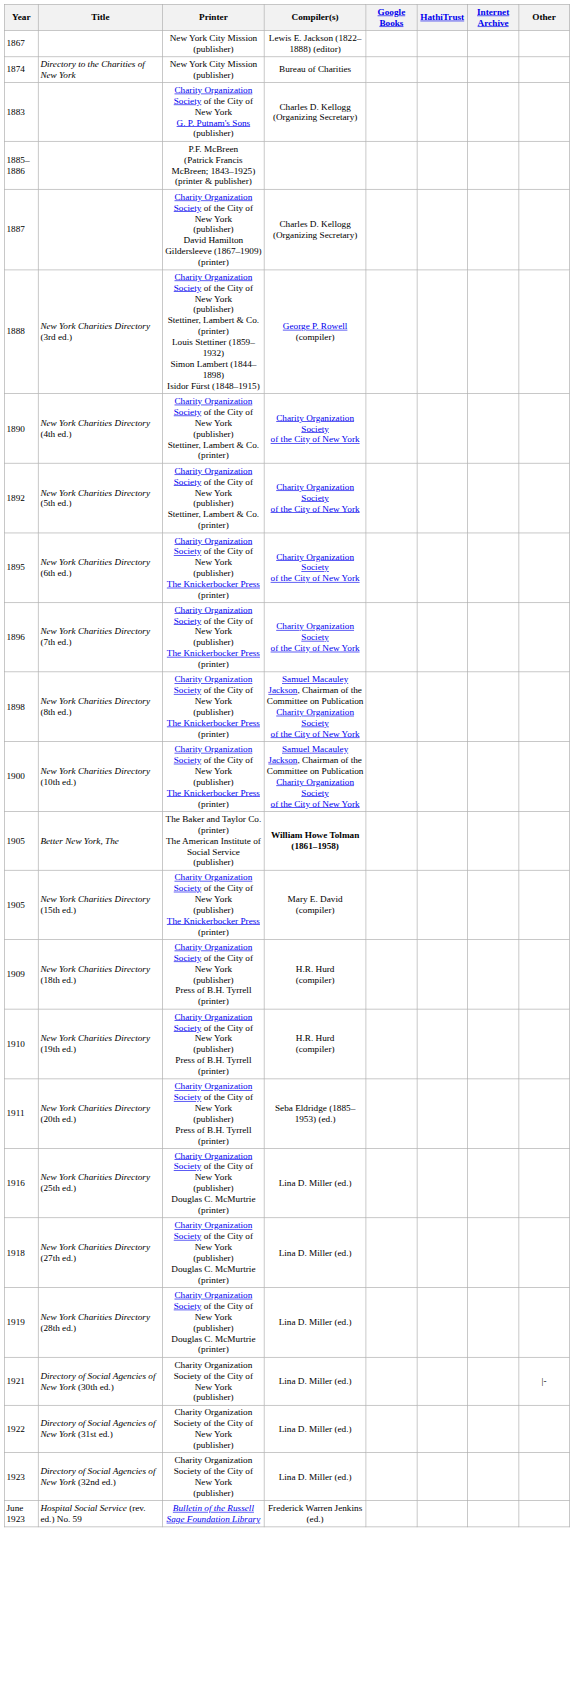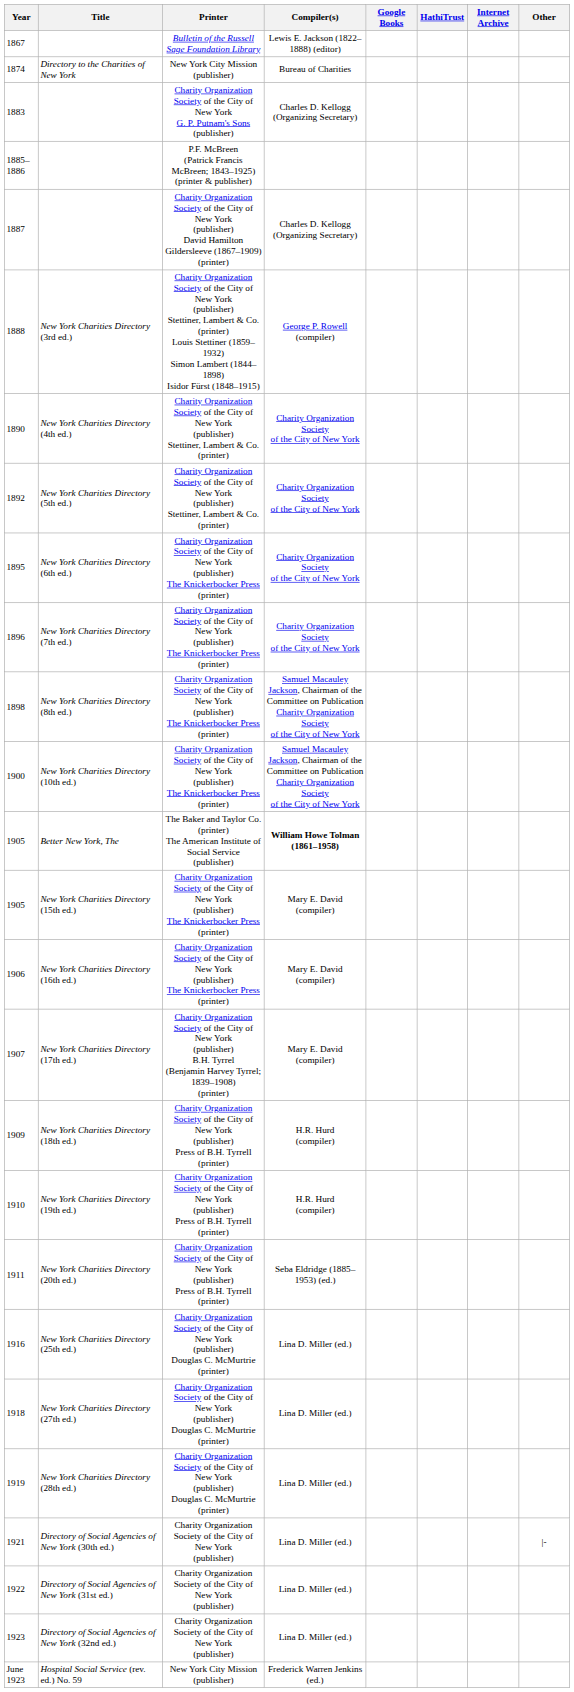(213, 44) New York City Mission (publisher) -> (213, 44) Bulletin of the Russell Sage Foundation Library
+ row: (16, 974)
+ row: (16, 1055)
(213, 1514) Bulletin of the Russell Sage Foundation Library -> (213, 1675) New York City Mission (publisher)
